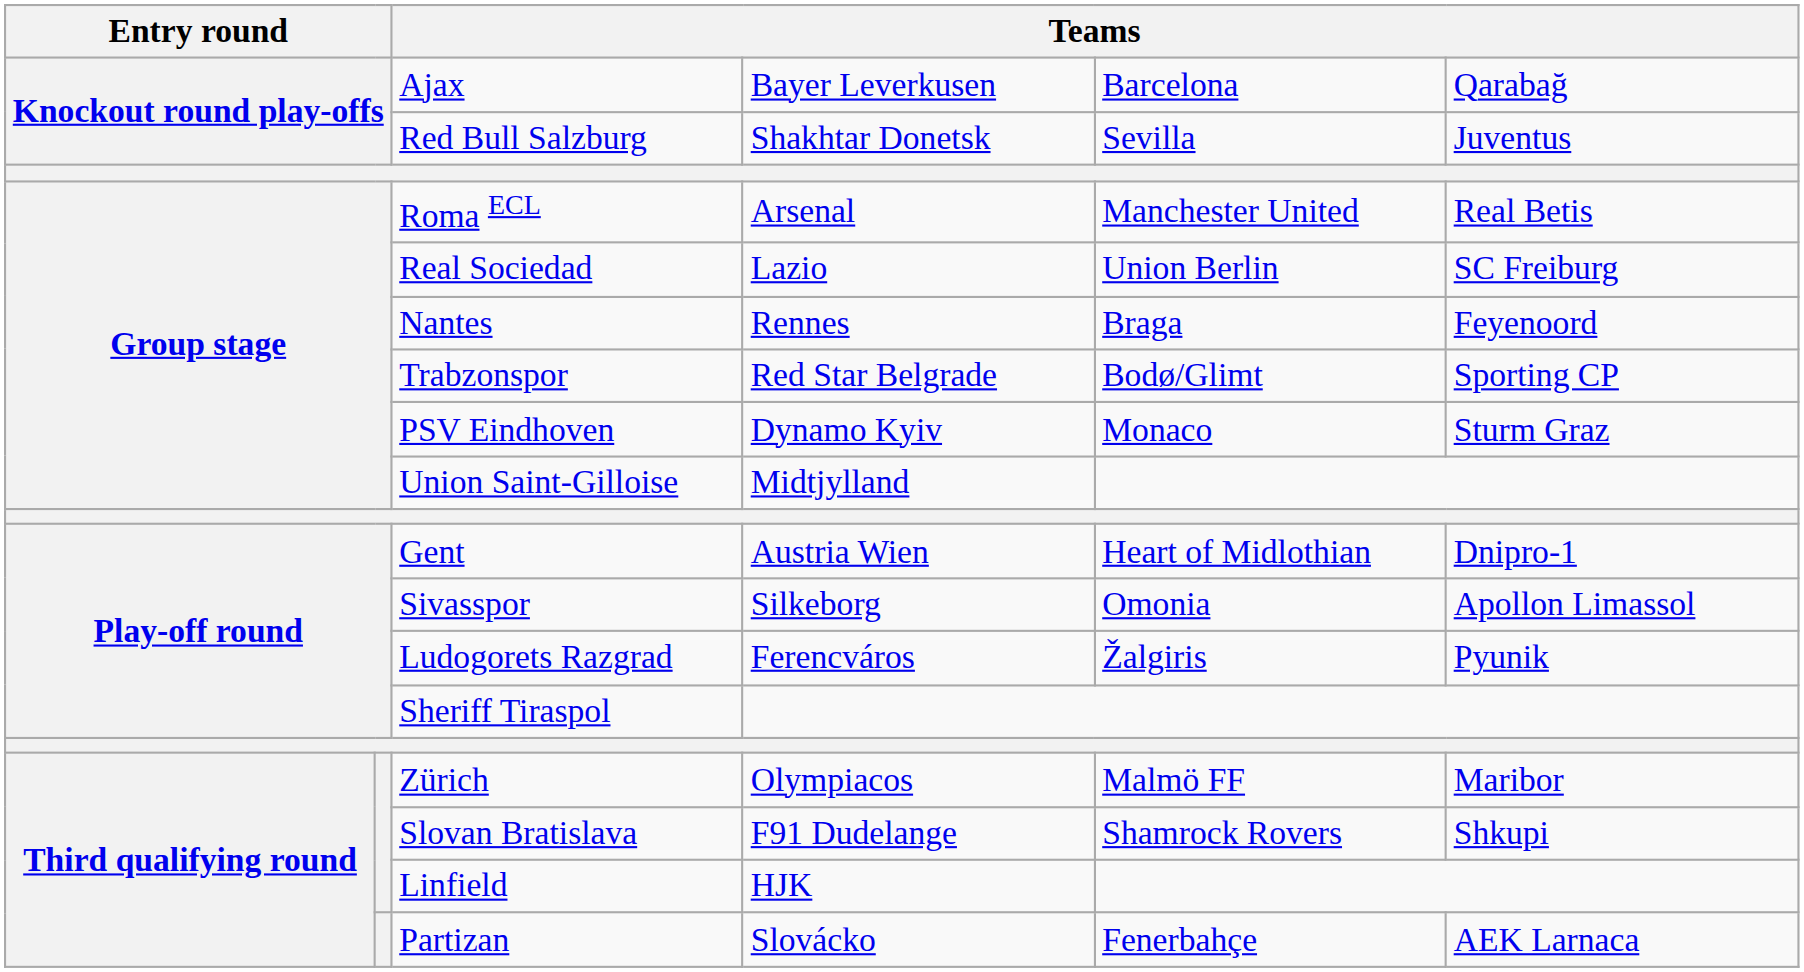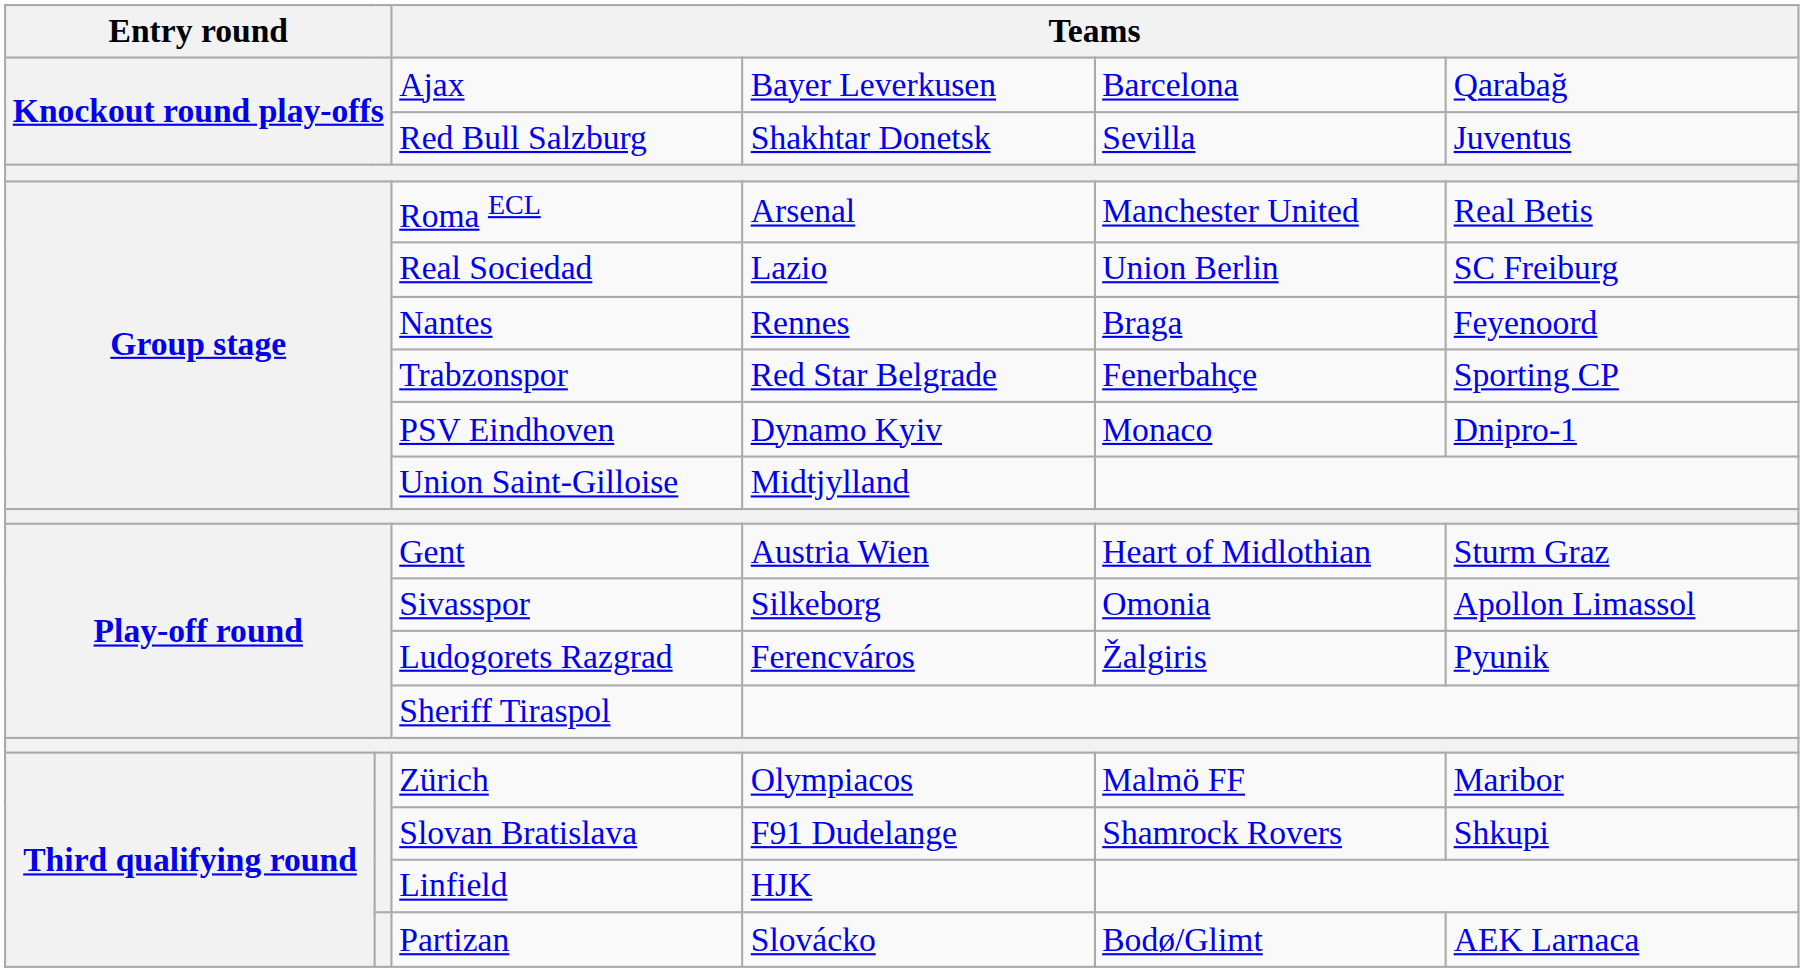(1182, 375) Bodø/Glimt -> (1180, 375) Fenerbahçe
(1532, 428) Sturm Graz -> (1515, 428) Dnipro-1
(1515, 550) Dnipro-1 -> (1532, 550) Sturm Graz
(1180, 939) Fenerbahçe -> (1182, 939) Bodø/Glimt
